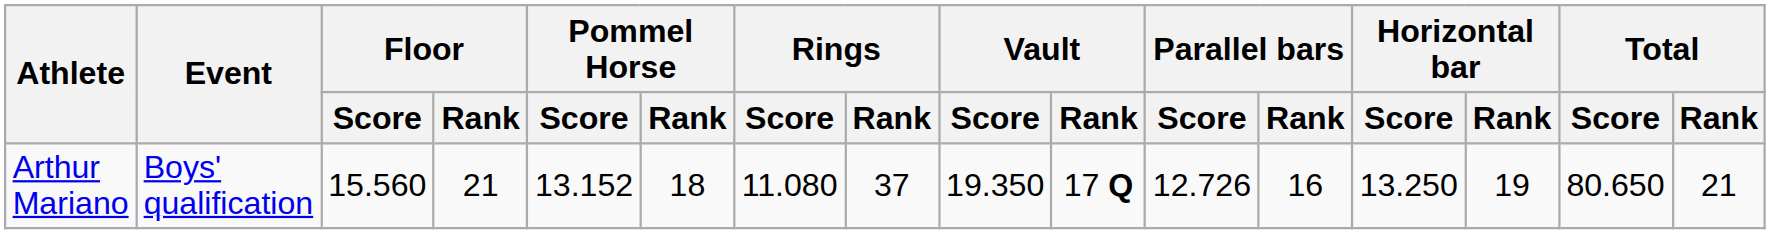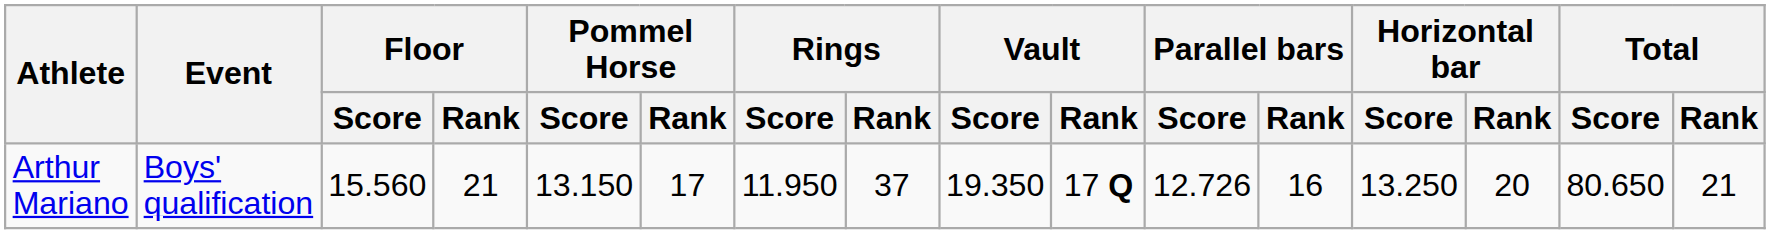(584, 186) 13.152 -> (584, 186) 13.150
(687, 186) 18 -> (687, 186) 17
(790, 186) 11.080 -> (790, 186) 11.950
(1512, 186) 19 -> (1512, 186) 20
